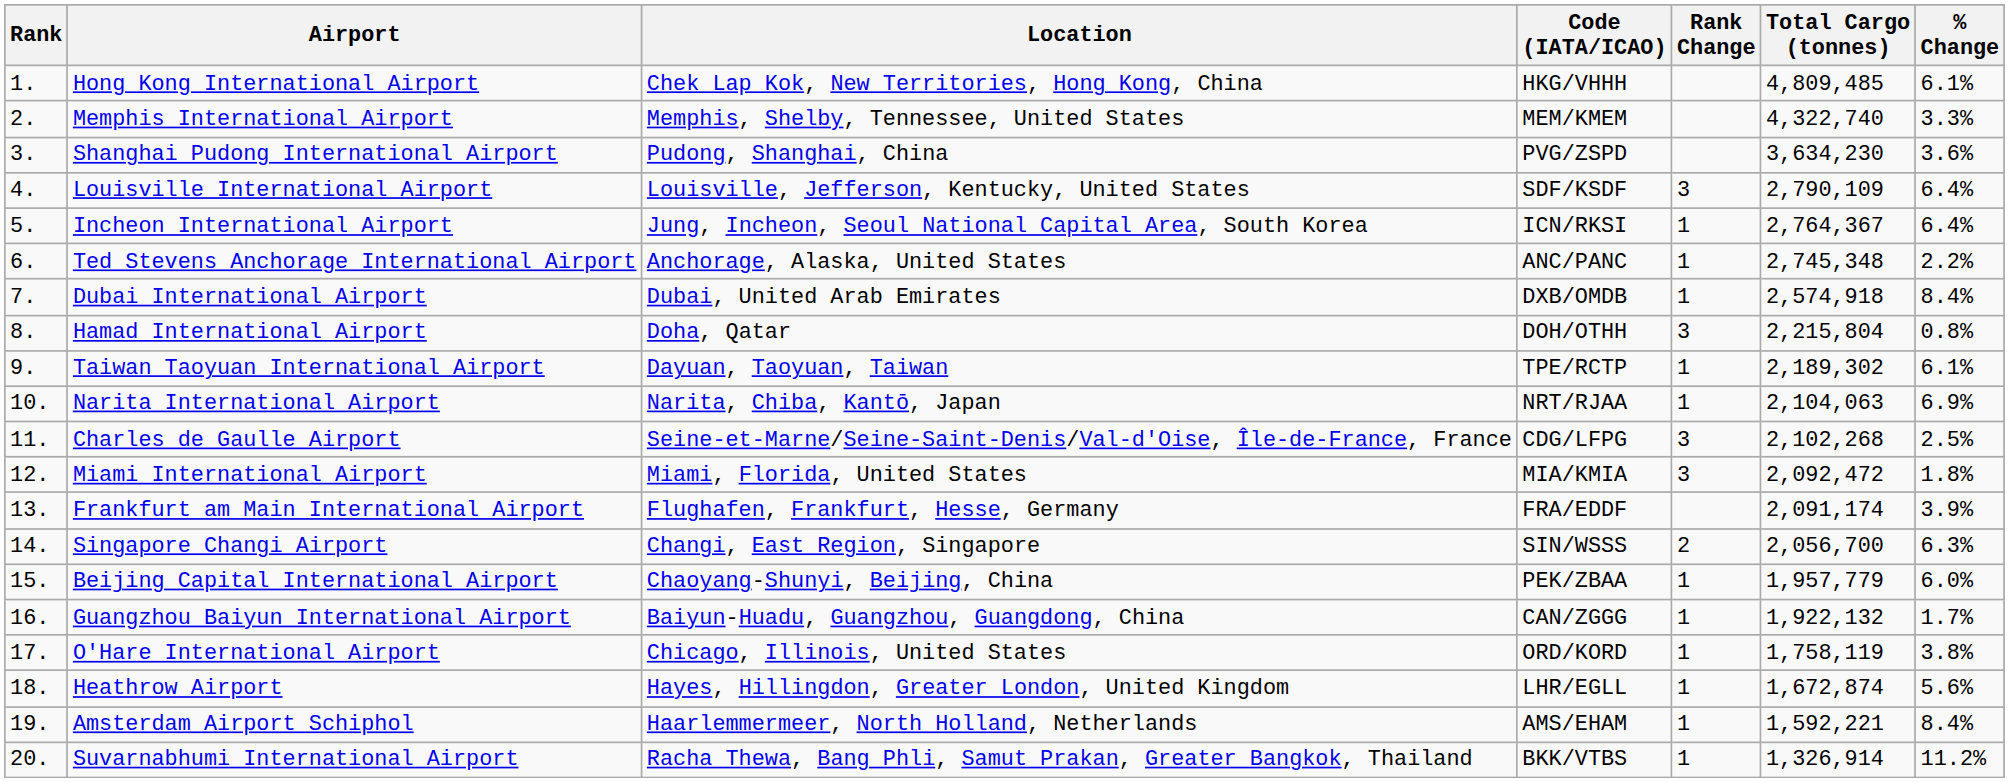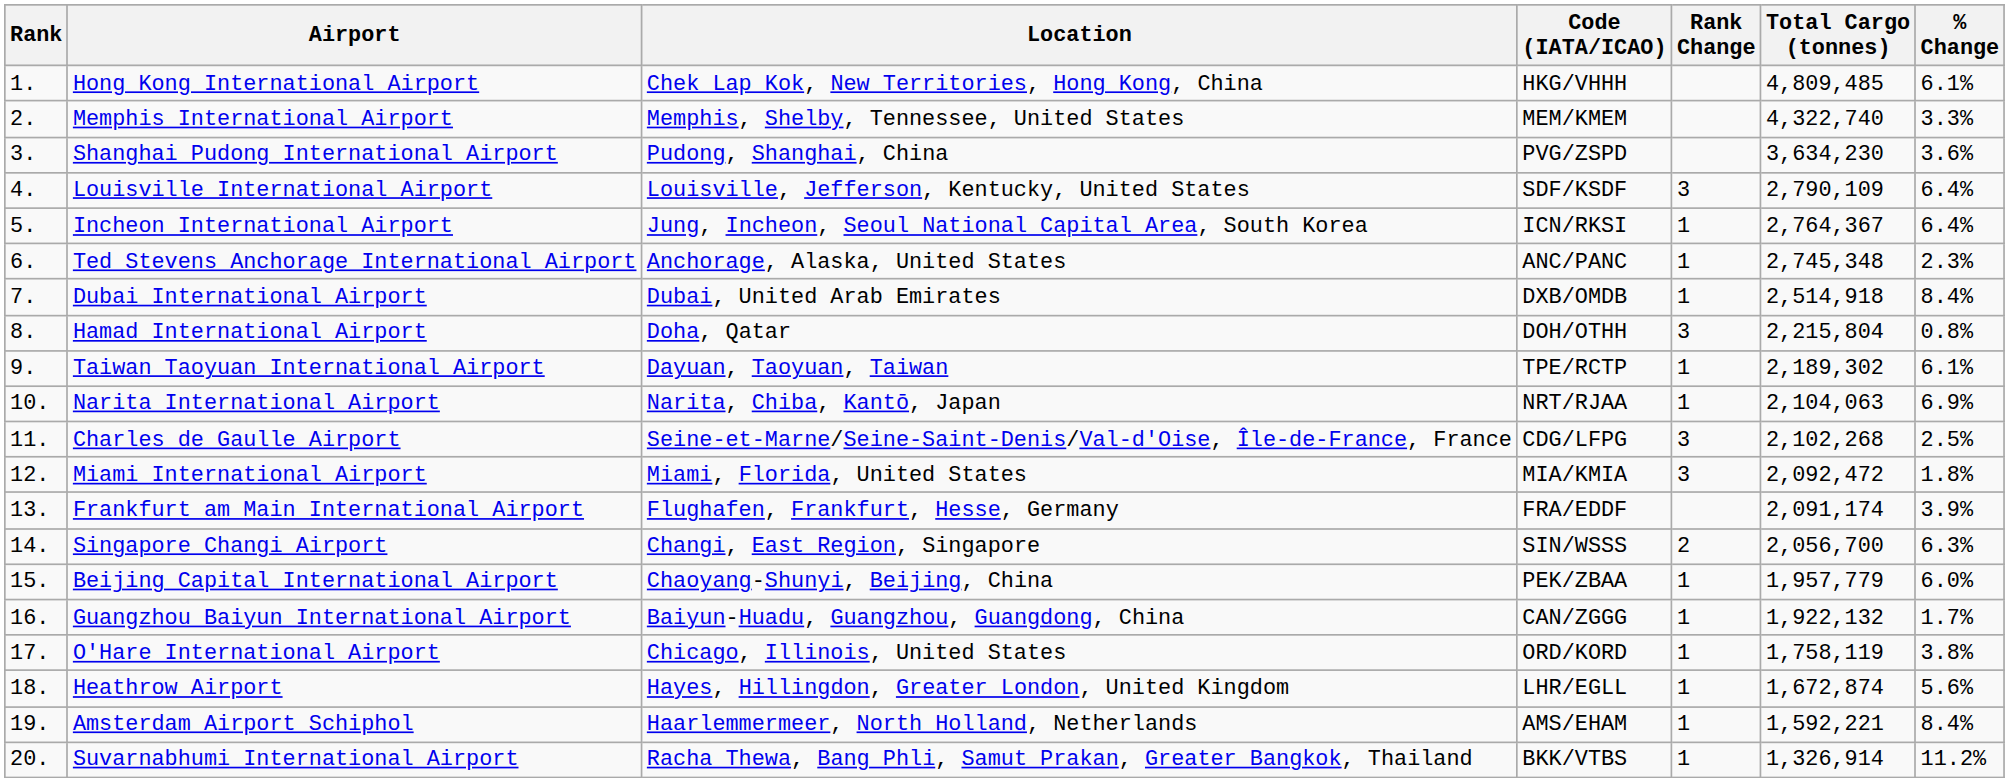(1947, 261) 2.2% -> (1947, 261) 2.3%
(1825, 297) 2,574,918 -> (1825, 297) 2,514,918
